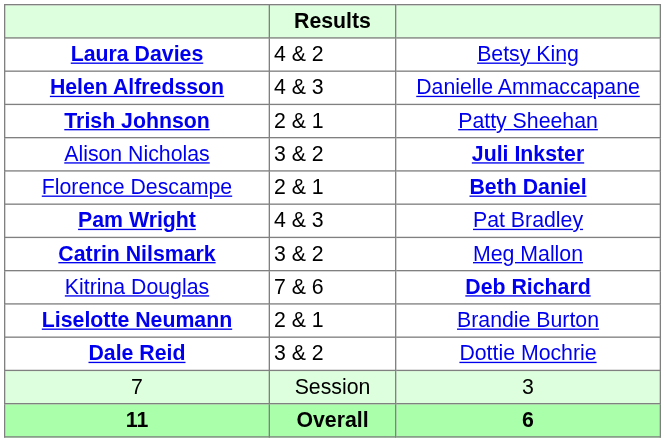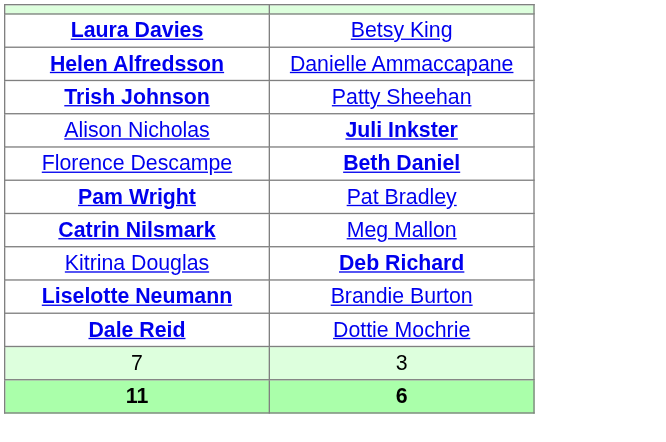- column: (332, 21)
